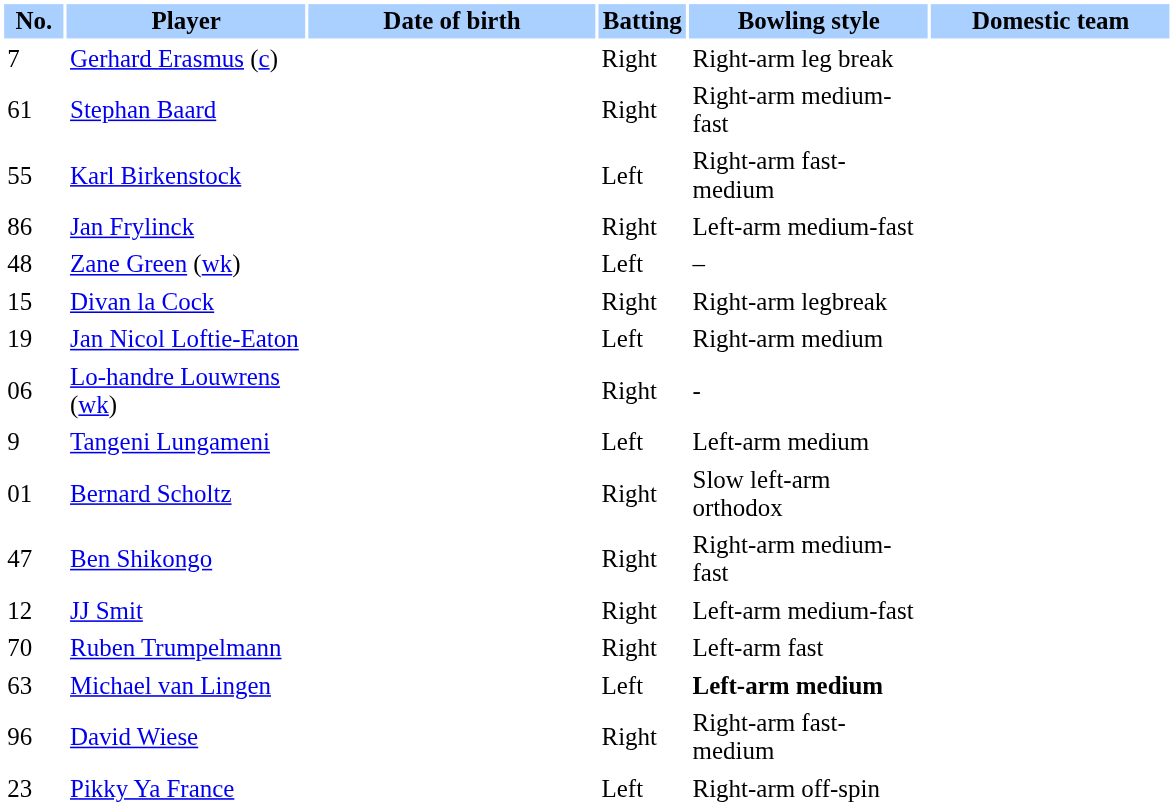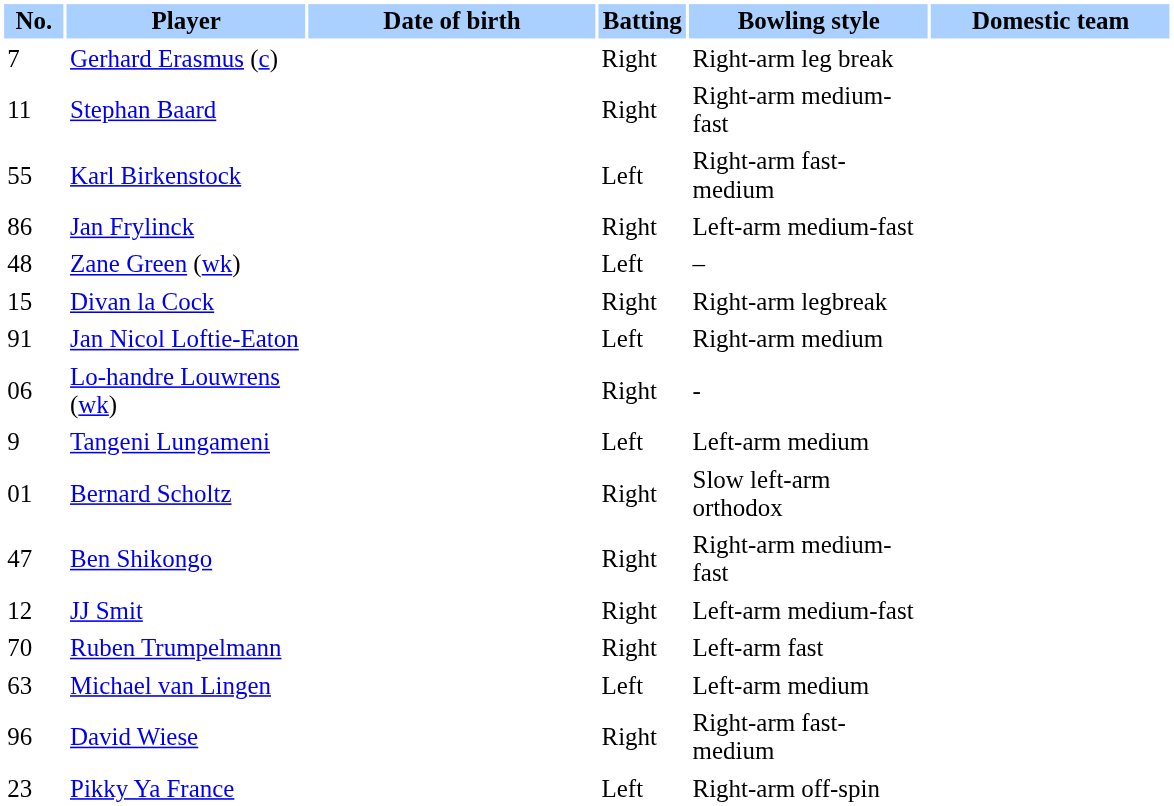(20, 109) 61 -> (19, 109) 11
(20, 339) 19 -> (20, 339) 91
(788, 685) bold -> (781, 685) normal
